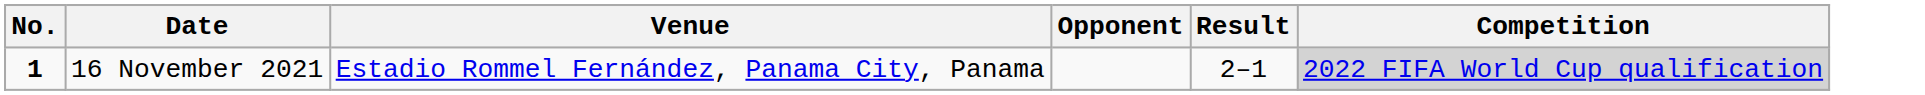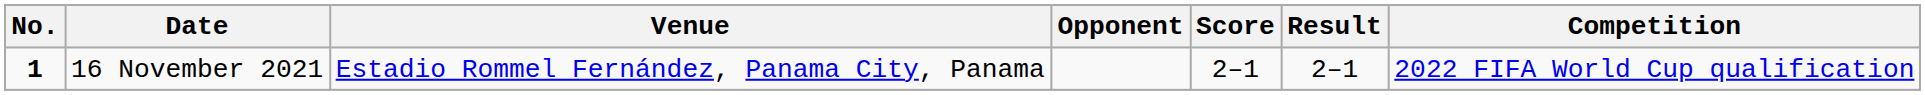+ column: (1235, 26)
(1563, 69) lightgrey background -> (1654, 69) no background
